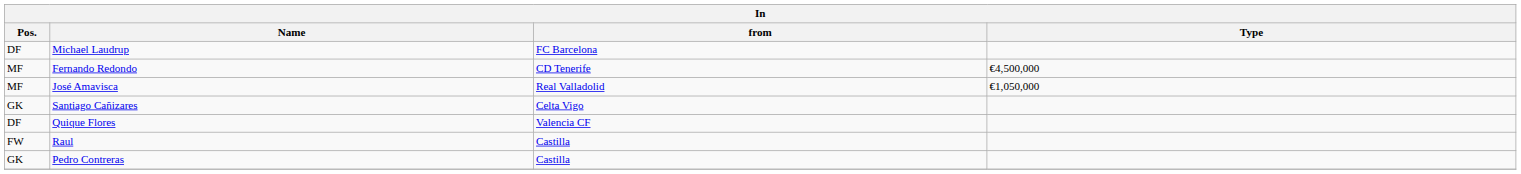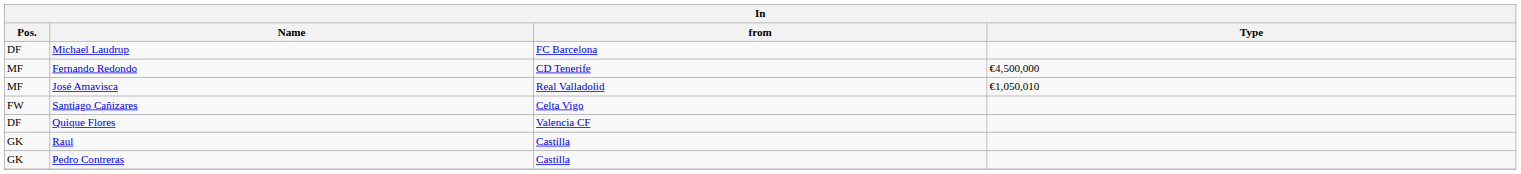(1014, 87) €1,050,000 -> (1014, 87) €1,050,010
(15, 105) GK -> (15, 105) FW
(15, 142) FW -> (15, 142) GK
